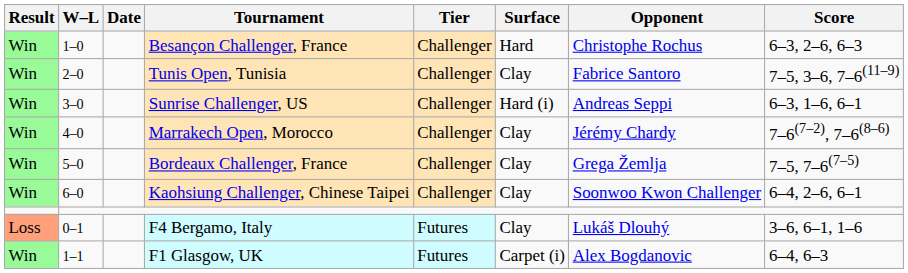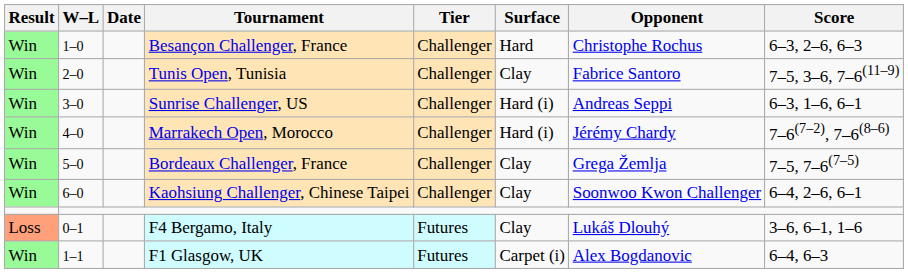(515, 132) Clay -> (527, 132) Hard (i)
